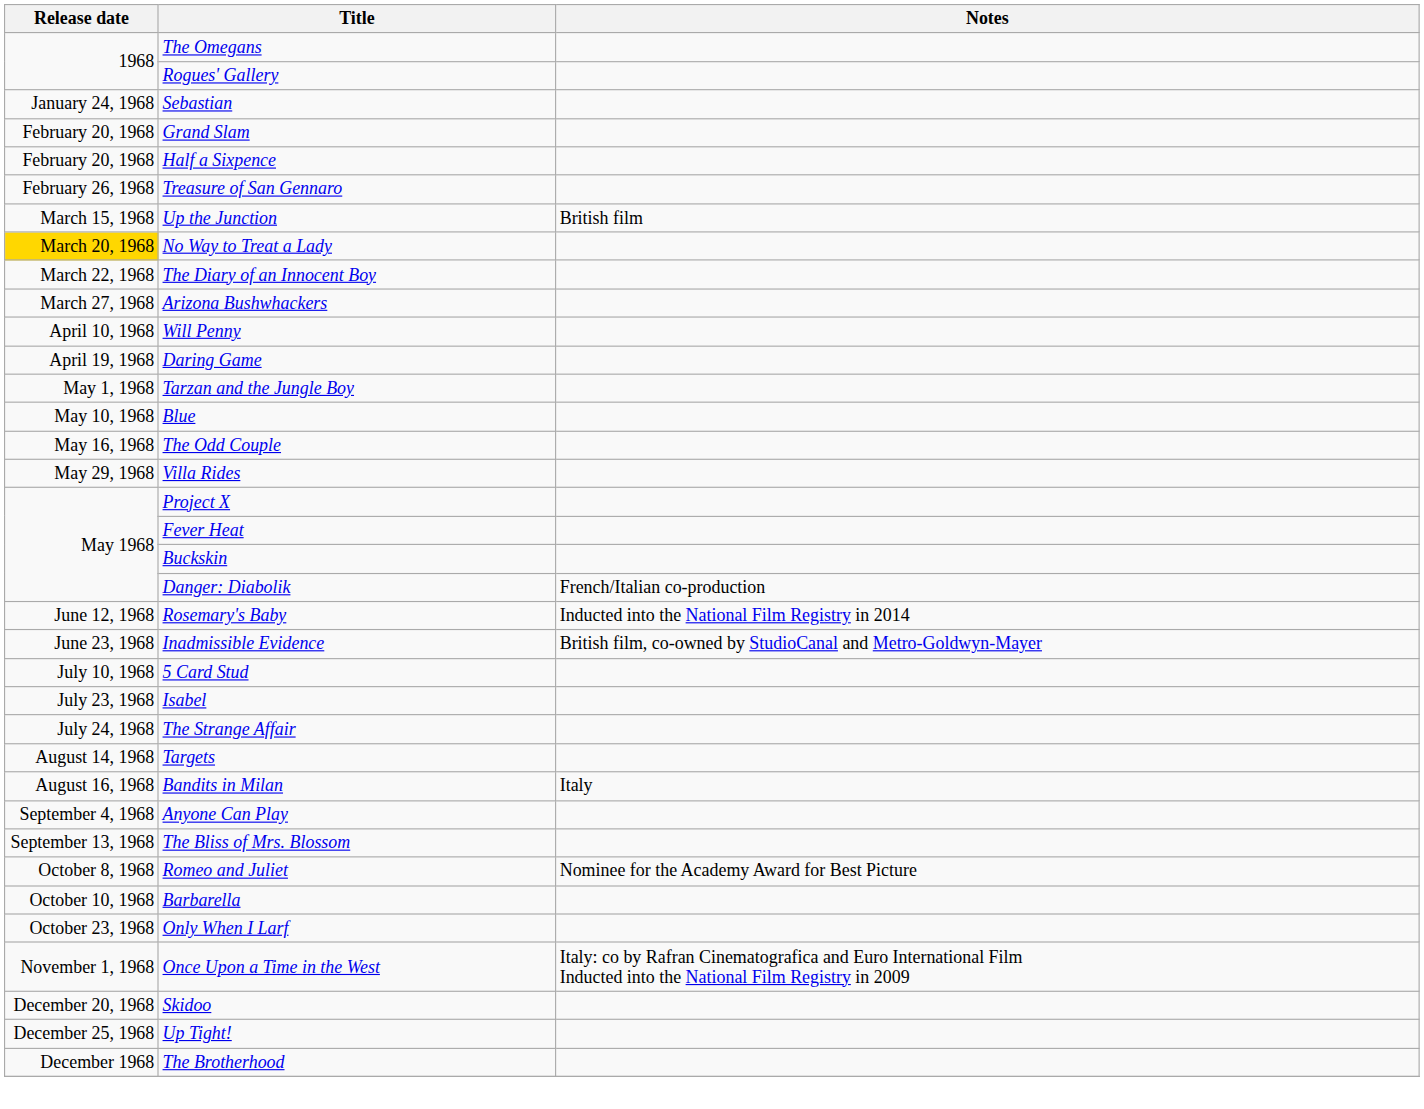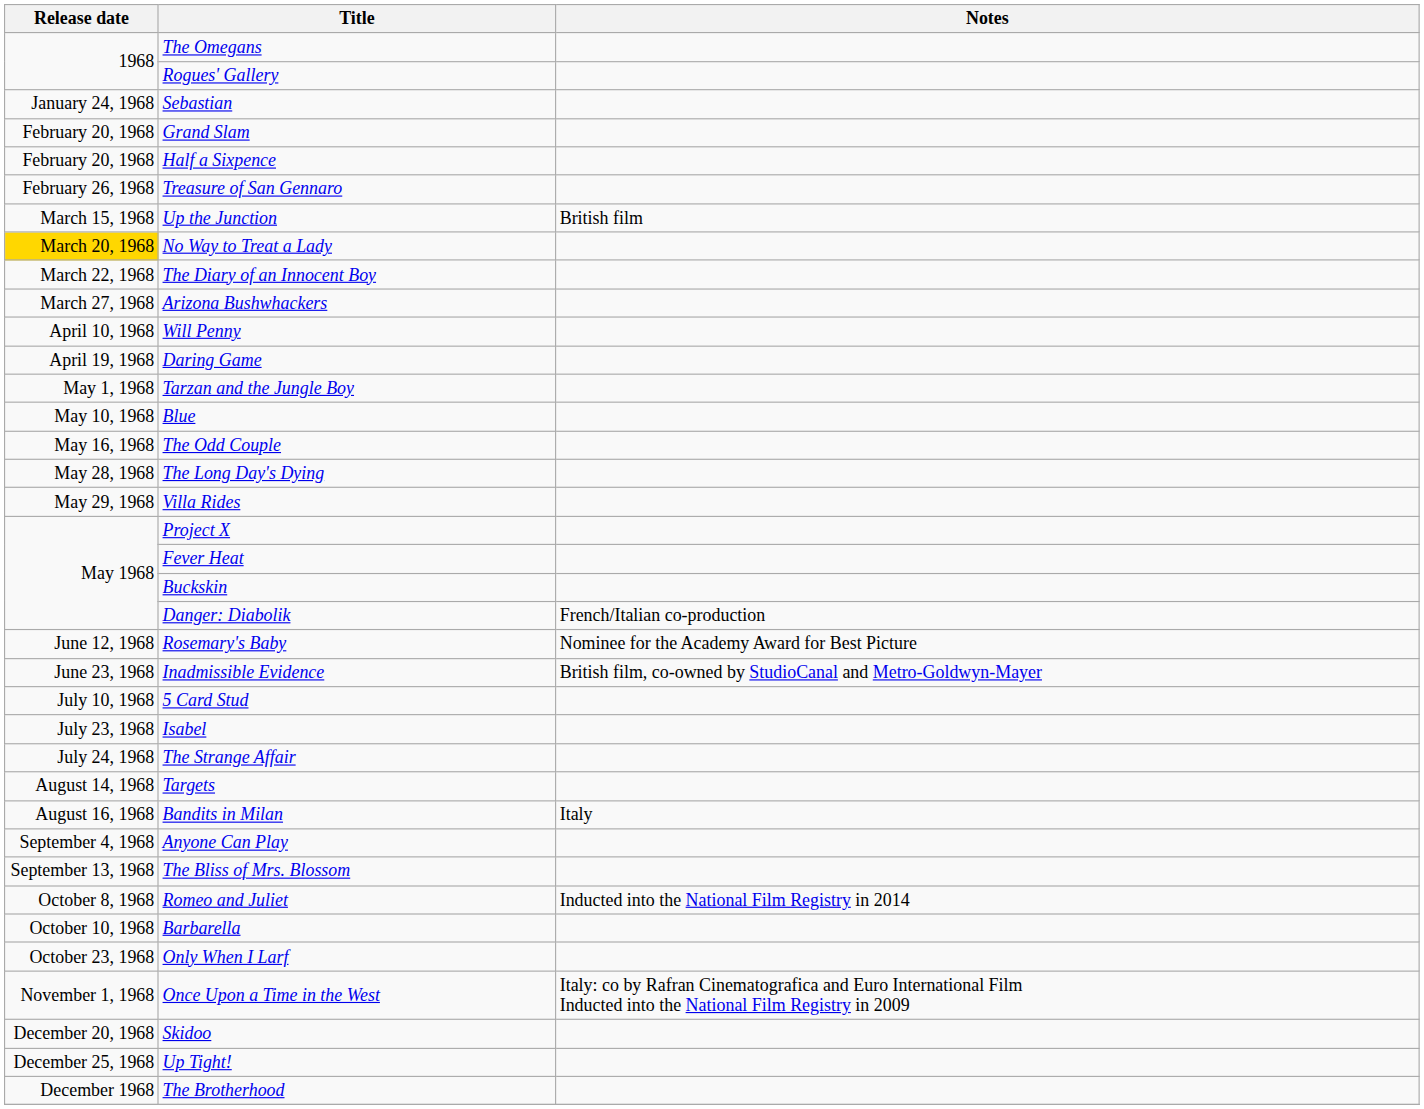+ row: (243, 473)
(735, 615) Inducted into the National Film Registry in 2014 -> (738, 643) Nominee for the Academy Award for Best Picture
(738, 871) Nominee for the Academy Award for Best Picture -> (735, 899) Inducted into the National Film Registry in 2014
